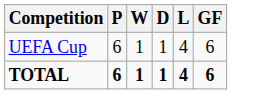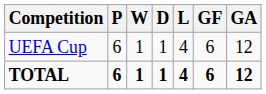+ column: (244, 18)
